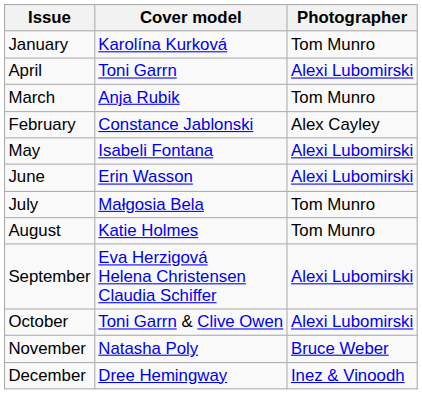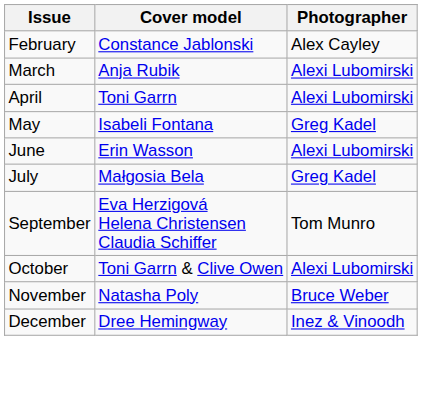- row: (38, 44)
rows swapped: (42, 124) <-> (25, 71)
(333, 97) Tom Munro -> (352, 71) Alexi Lubomirski
(352, 151) Alexi Lubomirski -> (333, 124) Greg Kadel
(333, 204) Tom Munro -> (333, 177) Greg Kadel
- row: (35, 230)
(352, 276) Alexi Lubomirski -> (333, 223) Tom Munro
